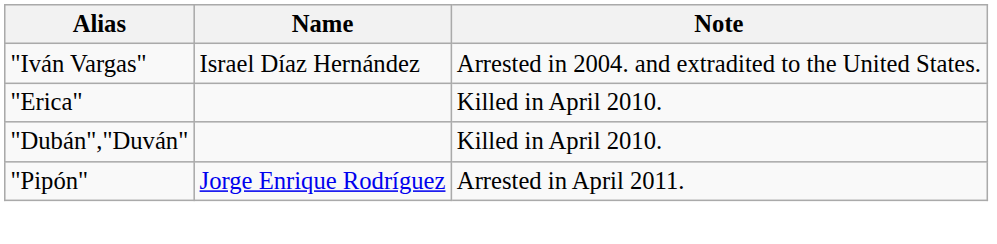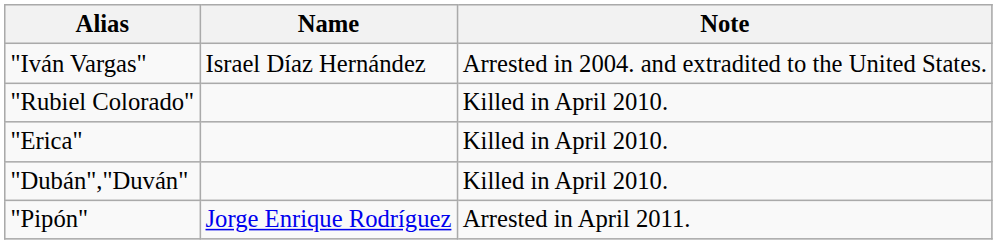+ row: (102, 102)
